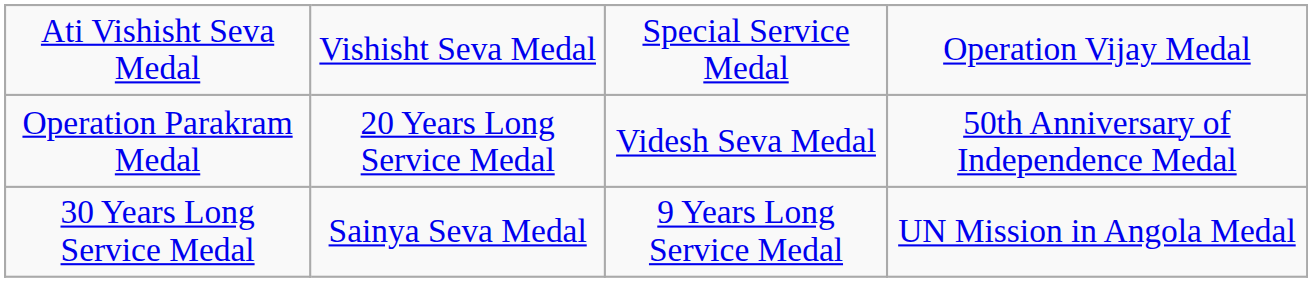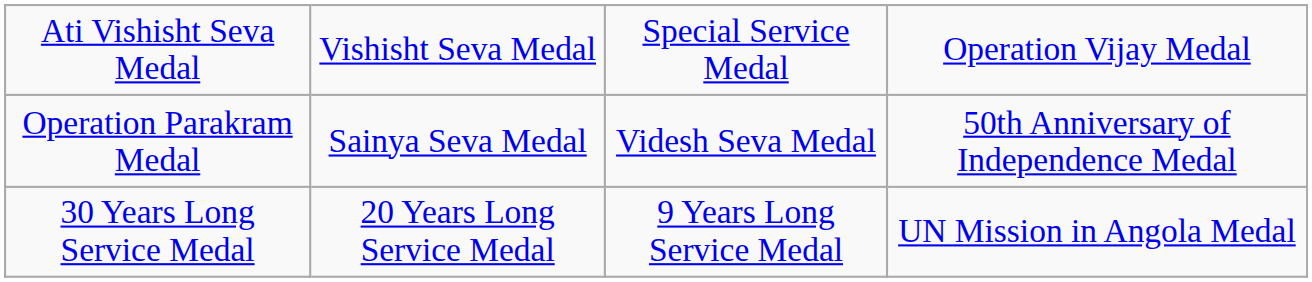(458, 140) 20 Years Long Service Medal -> (458, 140) Sainya Seva Medal
(458, 231) Sainya Seva Medal -> (458, 231) 20 Years Long Service Medal
